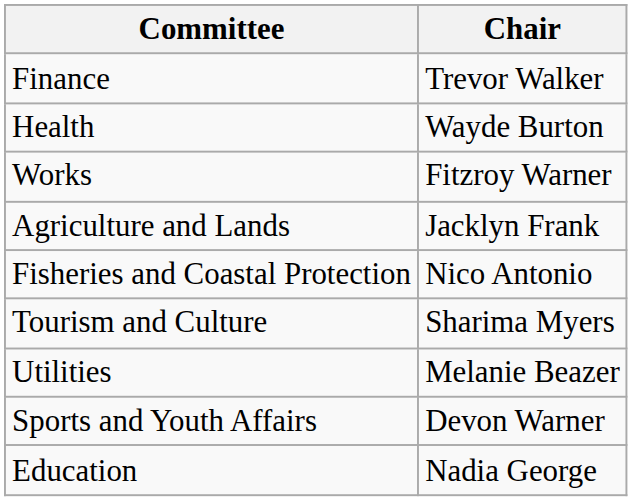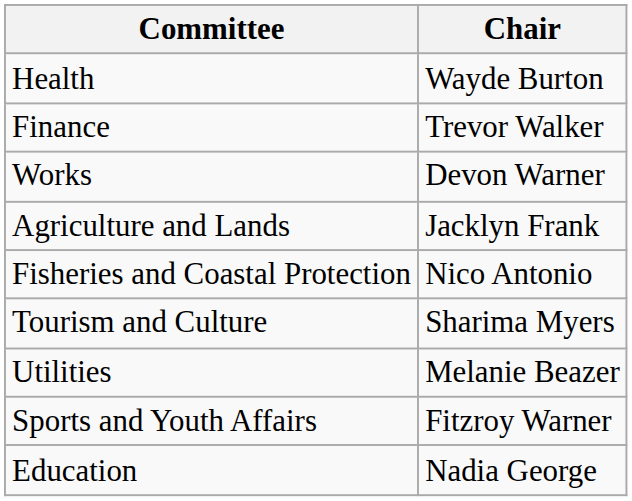rows swapped: (61, 77) <-> (53, 126)
(518, 175) Fitzroy Warner -> (515, 175) Devon Warner
(515, 420) Devon Warner -> (518, 420) Fitzroy Warner
